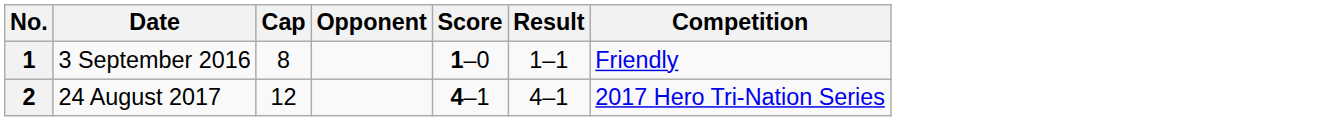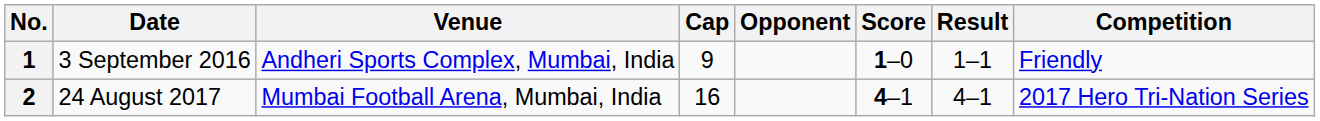+ column: (468, 23)
(284, 60) 8 -> (707, 60) 9
(284, 97) 12 -> (707, 97) 16
